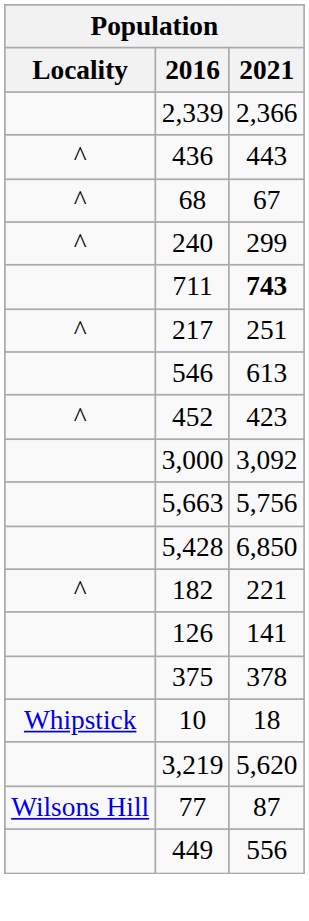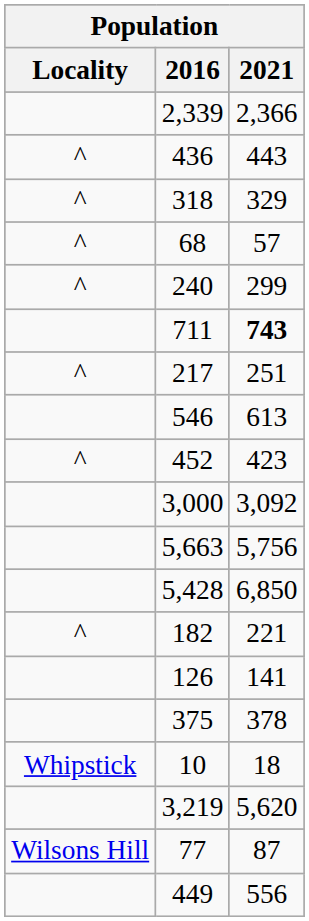+ row: (193, 199)
(267, 199) 67 -> (267, 243) 57
